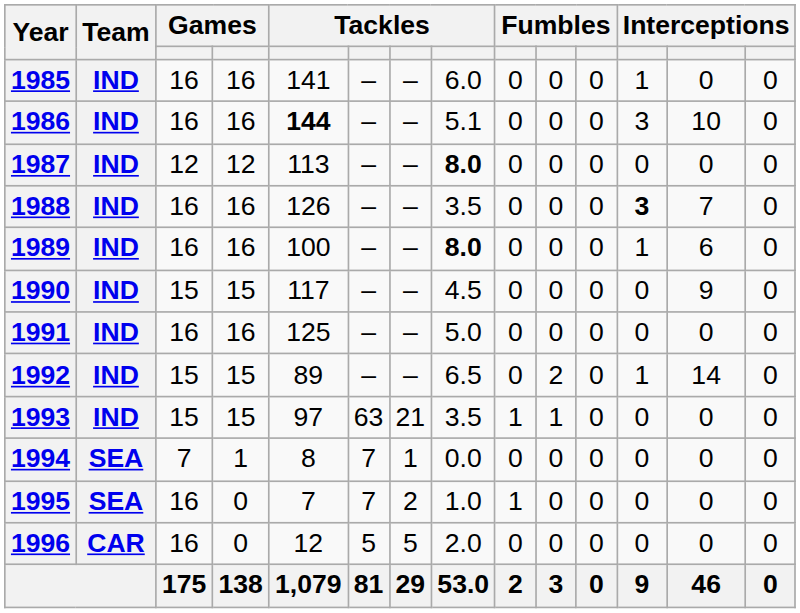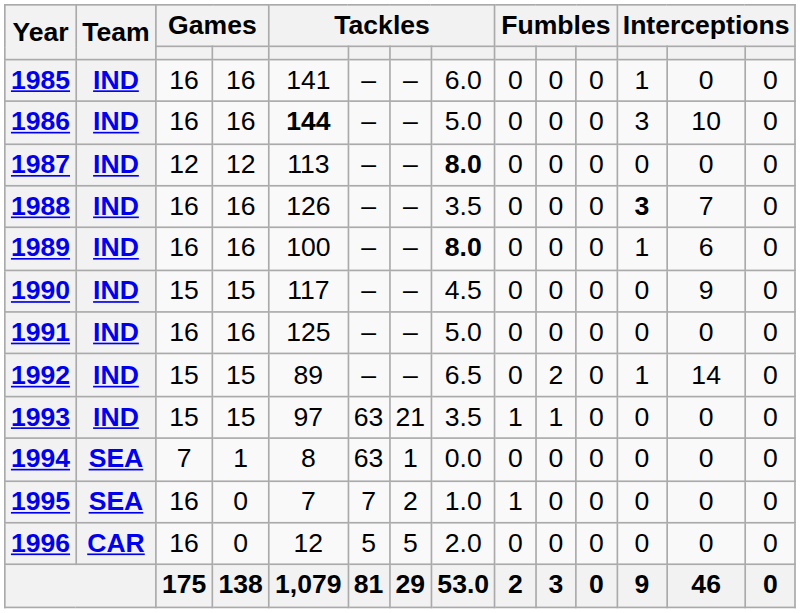(463, 122) 5.1 -> (463, 122) 5.0
(369, 459) 7 -> (369, 459) 63
